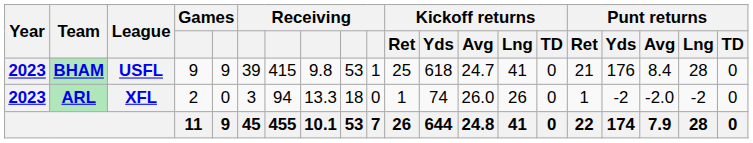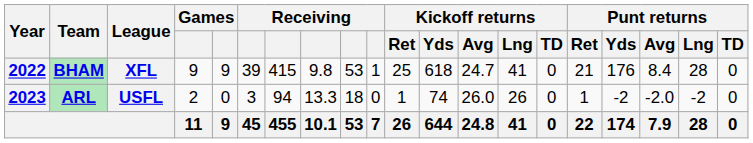(27, 71) 2023 -> (27, 71) 2022
(141, 71) USFL -> (141, 71) XFL
(141, 97) XFL -> (141, 97) USFL
